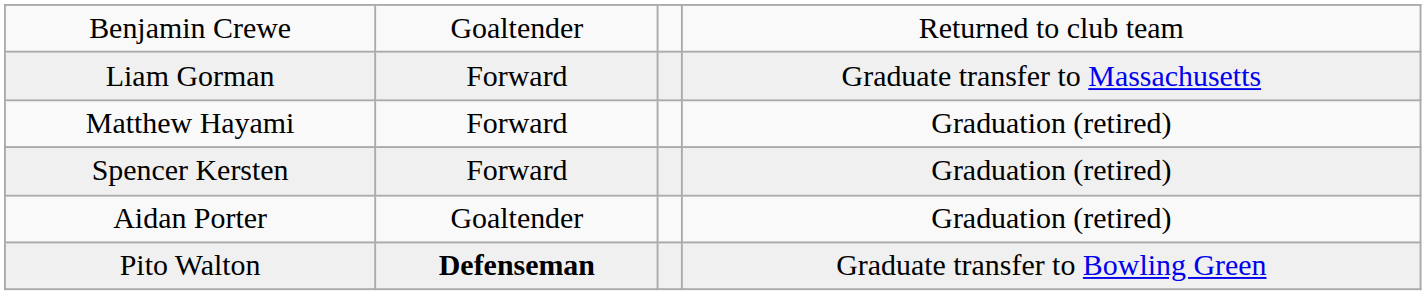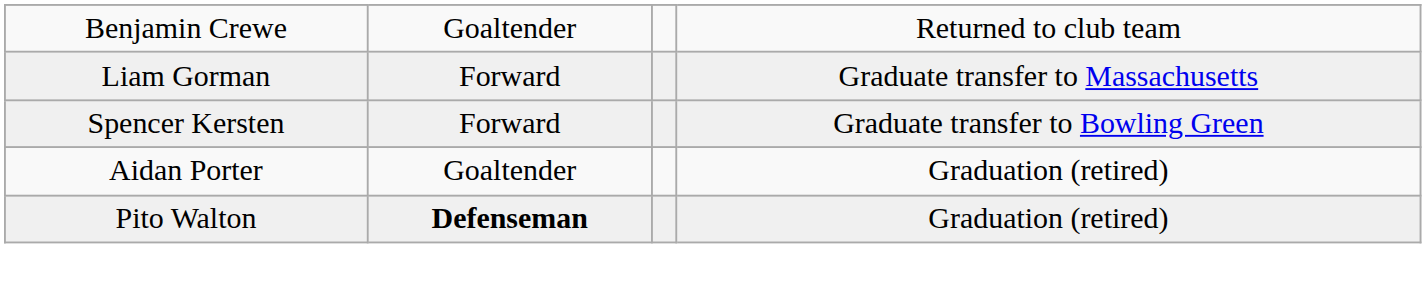- row: (190, 123)
(1051, 170) Graduation (retired) -> (1048, 123) Graduate transfer to Bowling Green
(1051, 265) Graduate transfer to Bowling Green -> (1048, 218) Graduation (retired)
